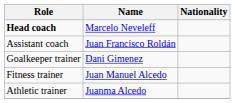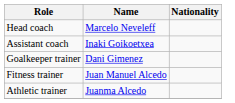(31, 28) bold -> (30, 28) normal
+ row: (120, 43)
- row: (130, 43)
